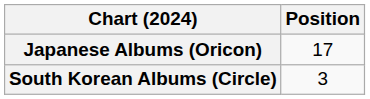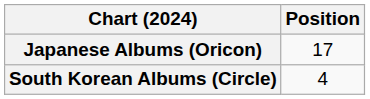(323, 79) 3 -> (323, 79) 4
